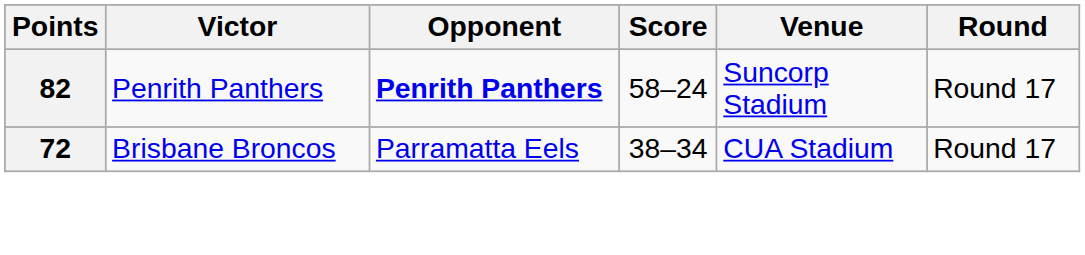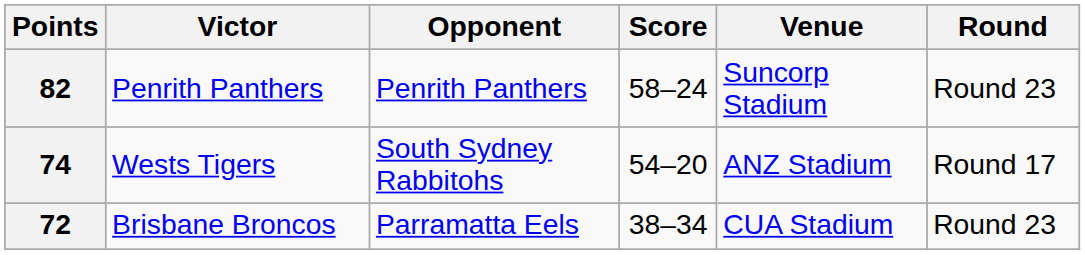(489, 87) bold -> (481, 87) normal
(995, 87) Round 17 -> (995, 87) Round 23
+ row: (55, 164)
(995, 148) Round 17 -> (995, 225) Round 23
